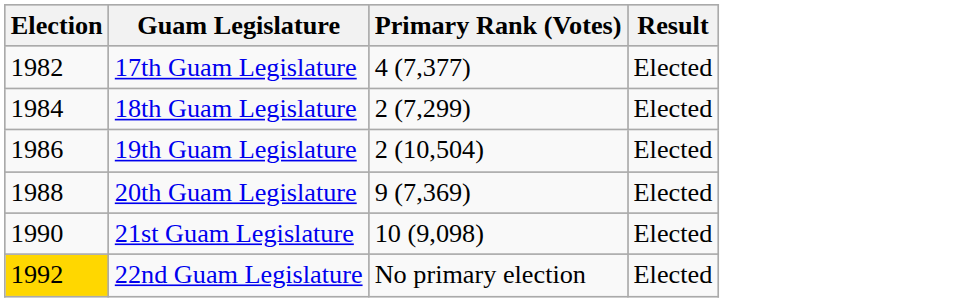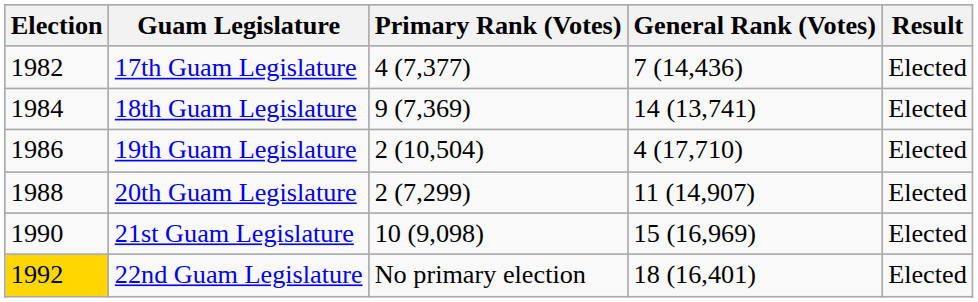+ column: (755, 25)
(423, 108) 2 (7,299) -> (423, 108) 9 (7,369)
(423, 191) 9 (7,369) -> (423, 191) 2 (7,299)
